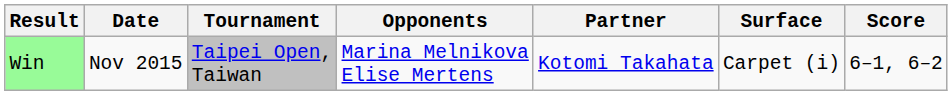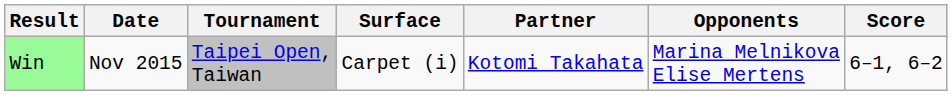columns swapped: (781, 21) <-> (435, 21)
